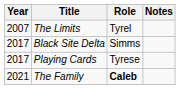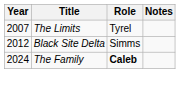(18, 44) 2017 -> (18, 44) 2012
- row: (65, 60)
(18, 76) 2021 -> (18, 60) 2024
